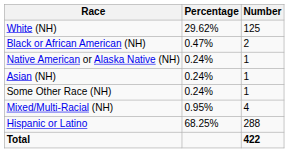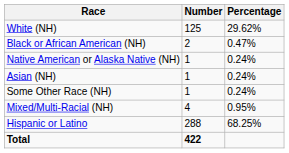columns swapped: (262, 12) <-> (212, 12)
